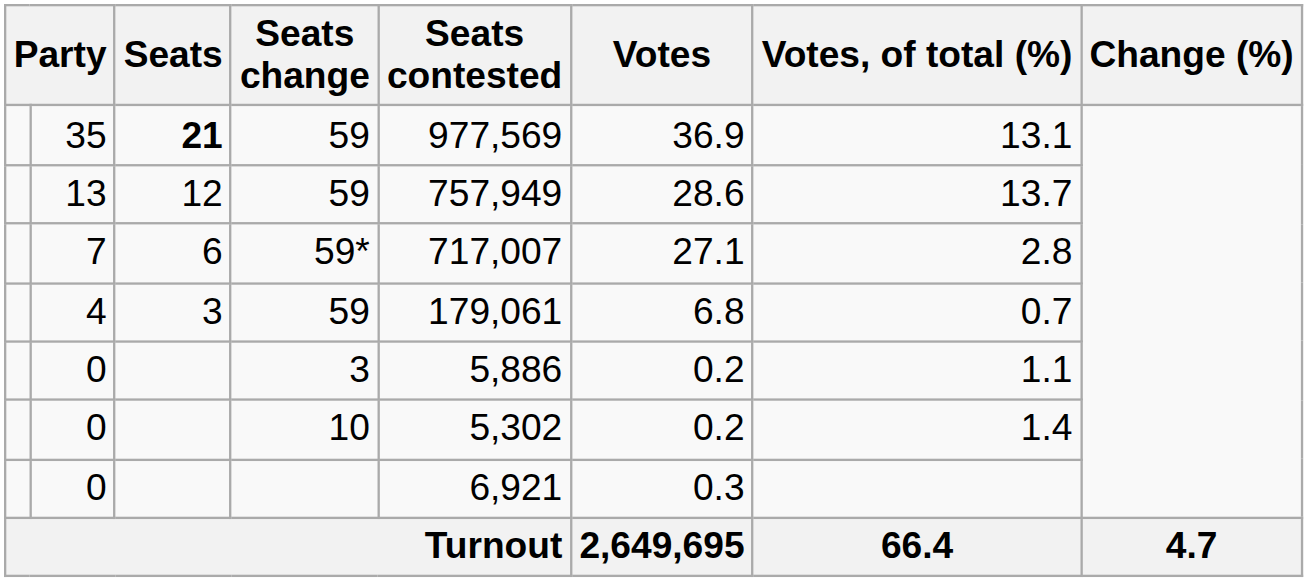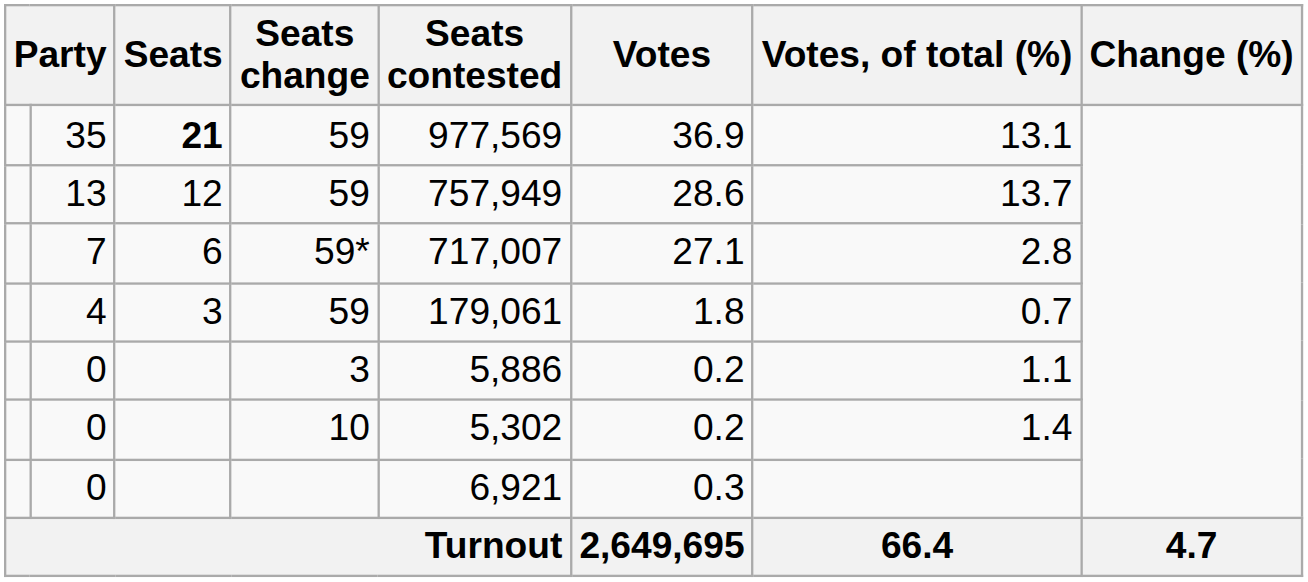(719, 311) 6.8 -> (719, 311) 1.8
